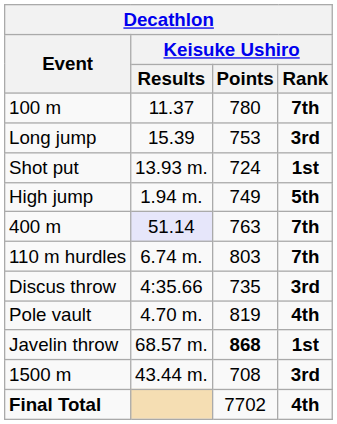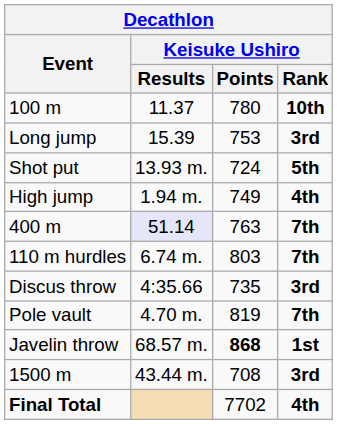(305, 109) 7th -> (305, 109) 10th
(305, 168) 1st -> (305, 168) 5th
(305, 197) 5th -> (305, 197) 4th
(305, 316) 4th -> (305, 316) 7th
